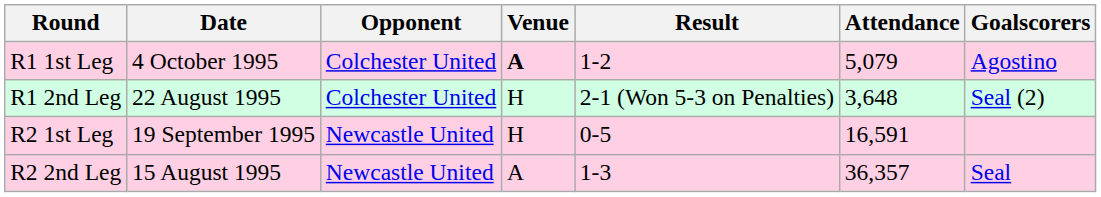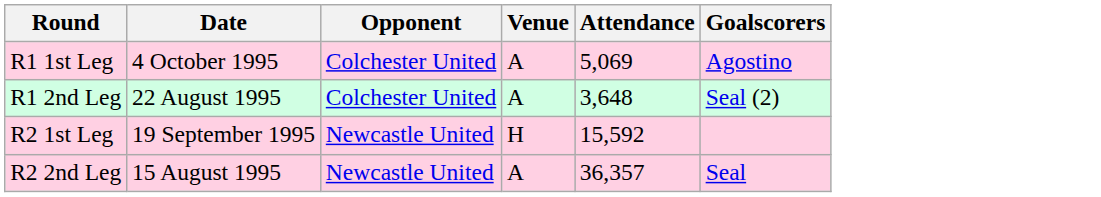- column: (707, 23)
(516, 60) bold -> (516, 60) normal
(871, 60) 5,079 -> (606, 60) 5,069
(516, 97) H -> (516, 97) A
(877, 135) 16,591 -> (612, 135) 15,592
